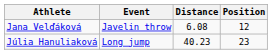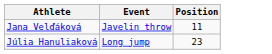- column: (197, 12)
(244, 26) 12 -> (197, 26) 11
